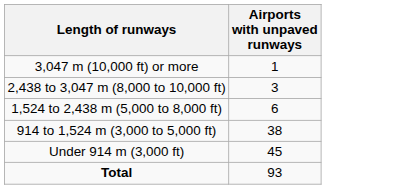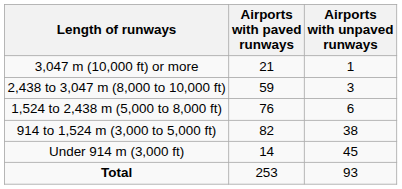+ column: (267, 30)
